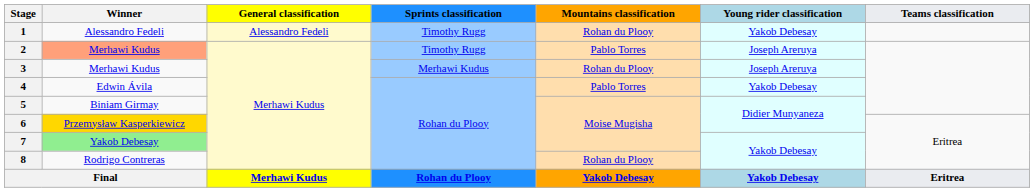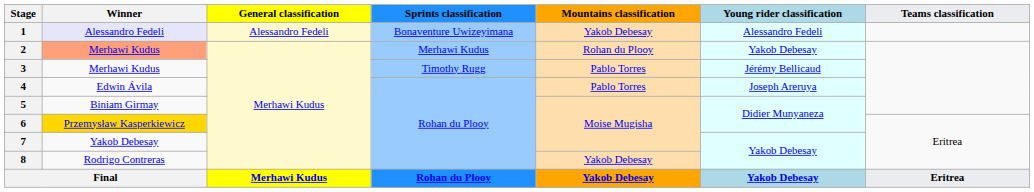(124, 32) no background -> (124, 32) lavender background
(454, 32) Timothy Rugg -> (454, 32) Bonaventure Uwizeyimana
(618, 32) Rohan du Plooy -> (618, 32) Yakob Debesay
(783, 32) Yakob Debesay -> (783, 32) Alessandro Fedeli
(454, 50) Timothy Rugg -> (454, 50) Merhawi Kudus
(618, 50) Pablo Torres -> (618, 50) Rohan du Plooy
(783, 50) Joseph Areruya -> (783, 50) Yakob Debesay
(454, 68) Merhawi Kudus -> (454, 68) Timothy Rugg
(618, 68) Rohan du Plooy -> (618, 68) Pablo Torres
(783, 68) Joseph Areruya -> (783, 68) Jérémy Bellicaud
(783, 87) Yakob Debesay -> (783, 87) Joseph Areruya
(124, 142) lightgreen background -> (124, 142) no background
(618, 160) Rohan du Plooy -> (618, 160) Yakob Debesay
